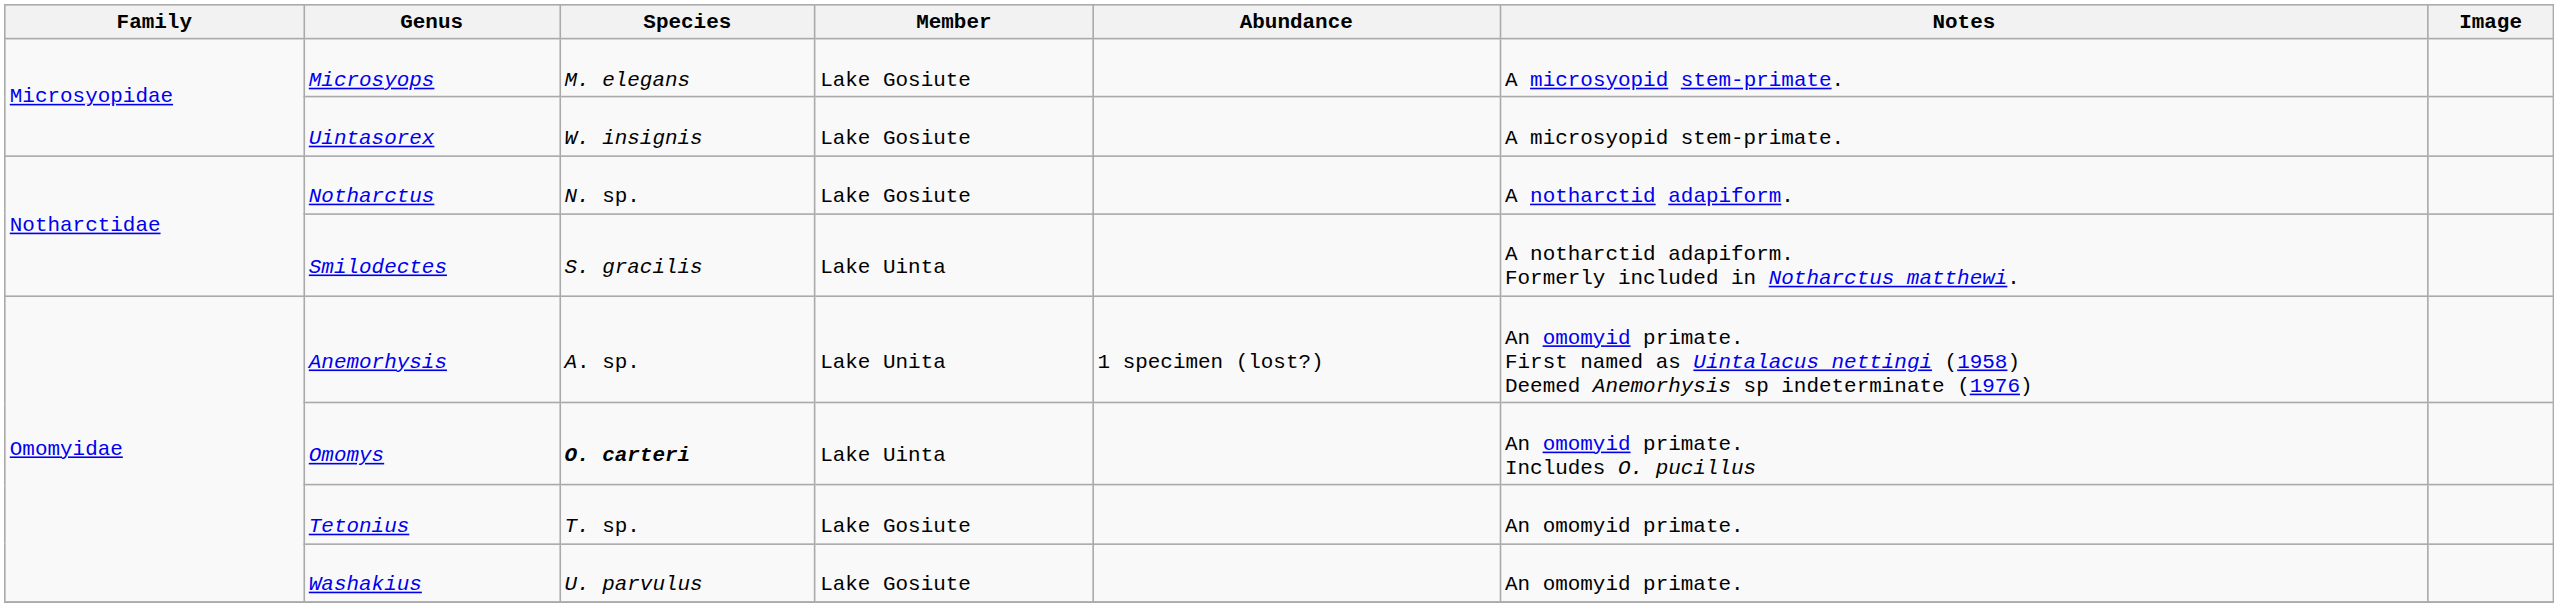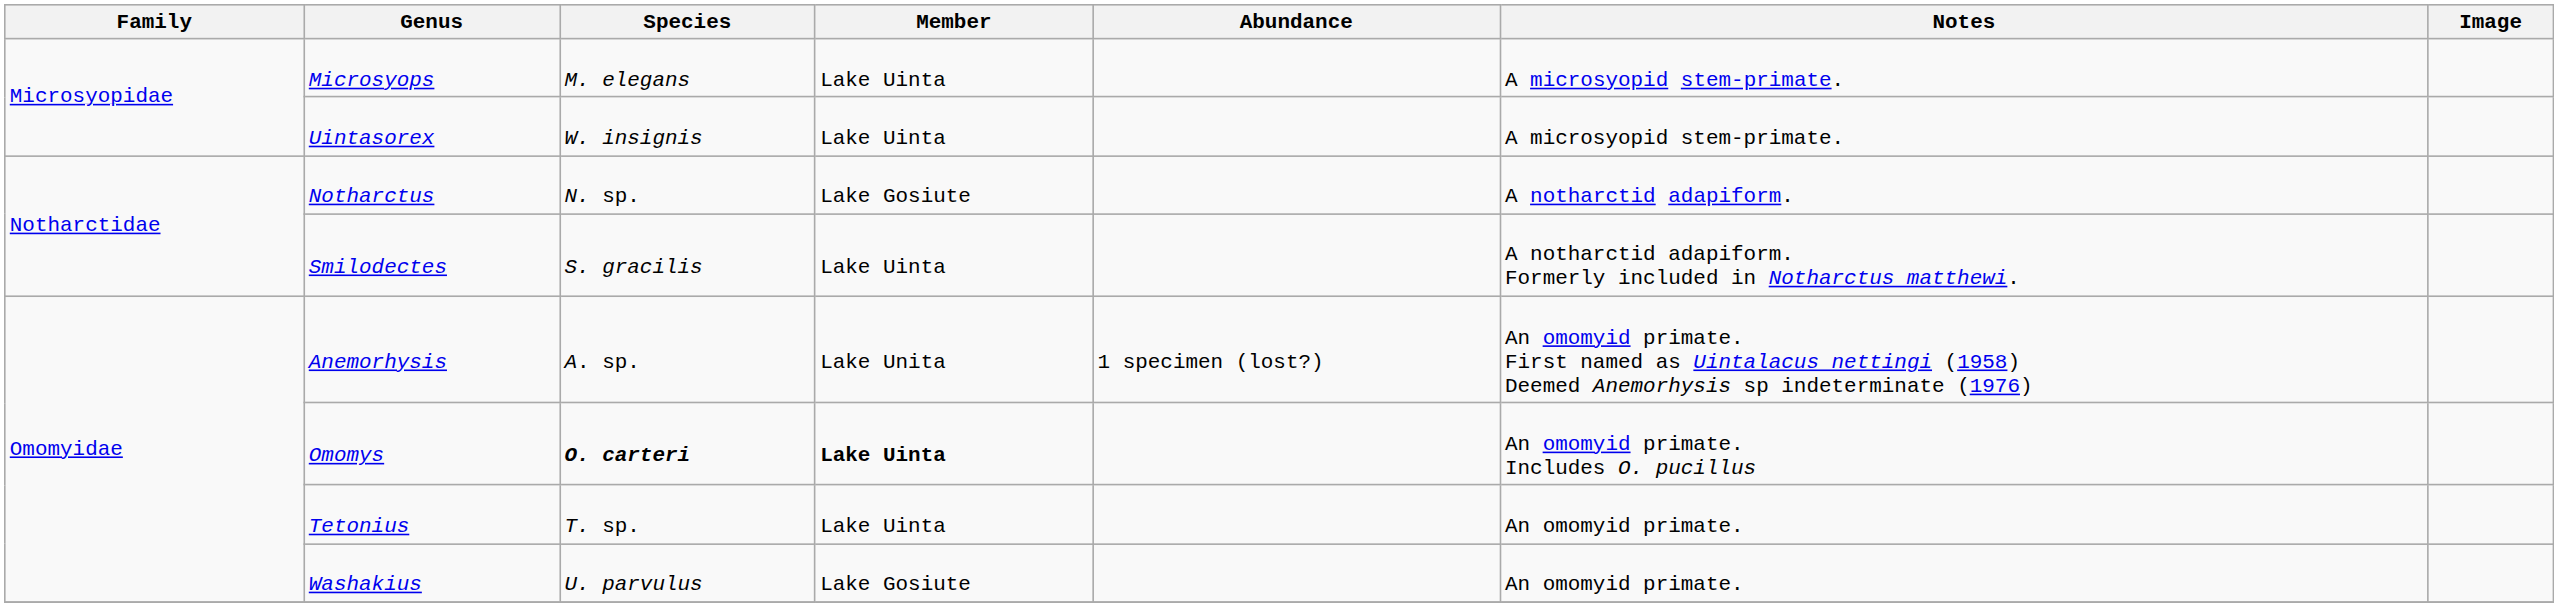(896, 80) Lake Gosiute -> (883, 80) Lake Uinta
(896, 138) Lake Gosiute -> (883, 138) Lake Uinta
(883, 456) normal -> (883, 456) bold
(896, 526) Lake Gosiute -> (883, 526) Lake Uinta
